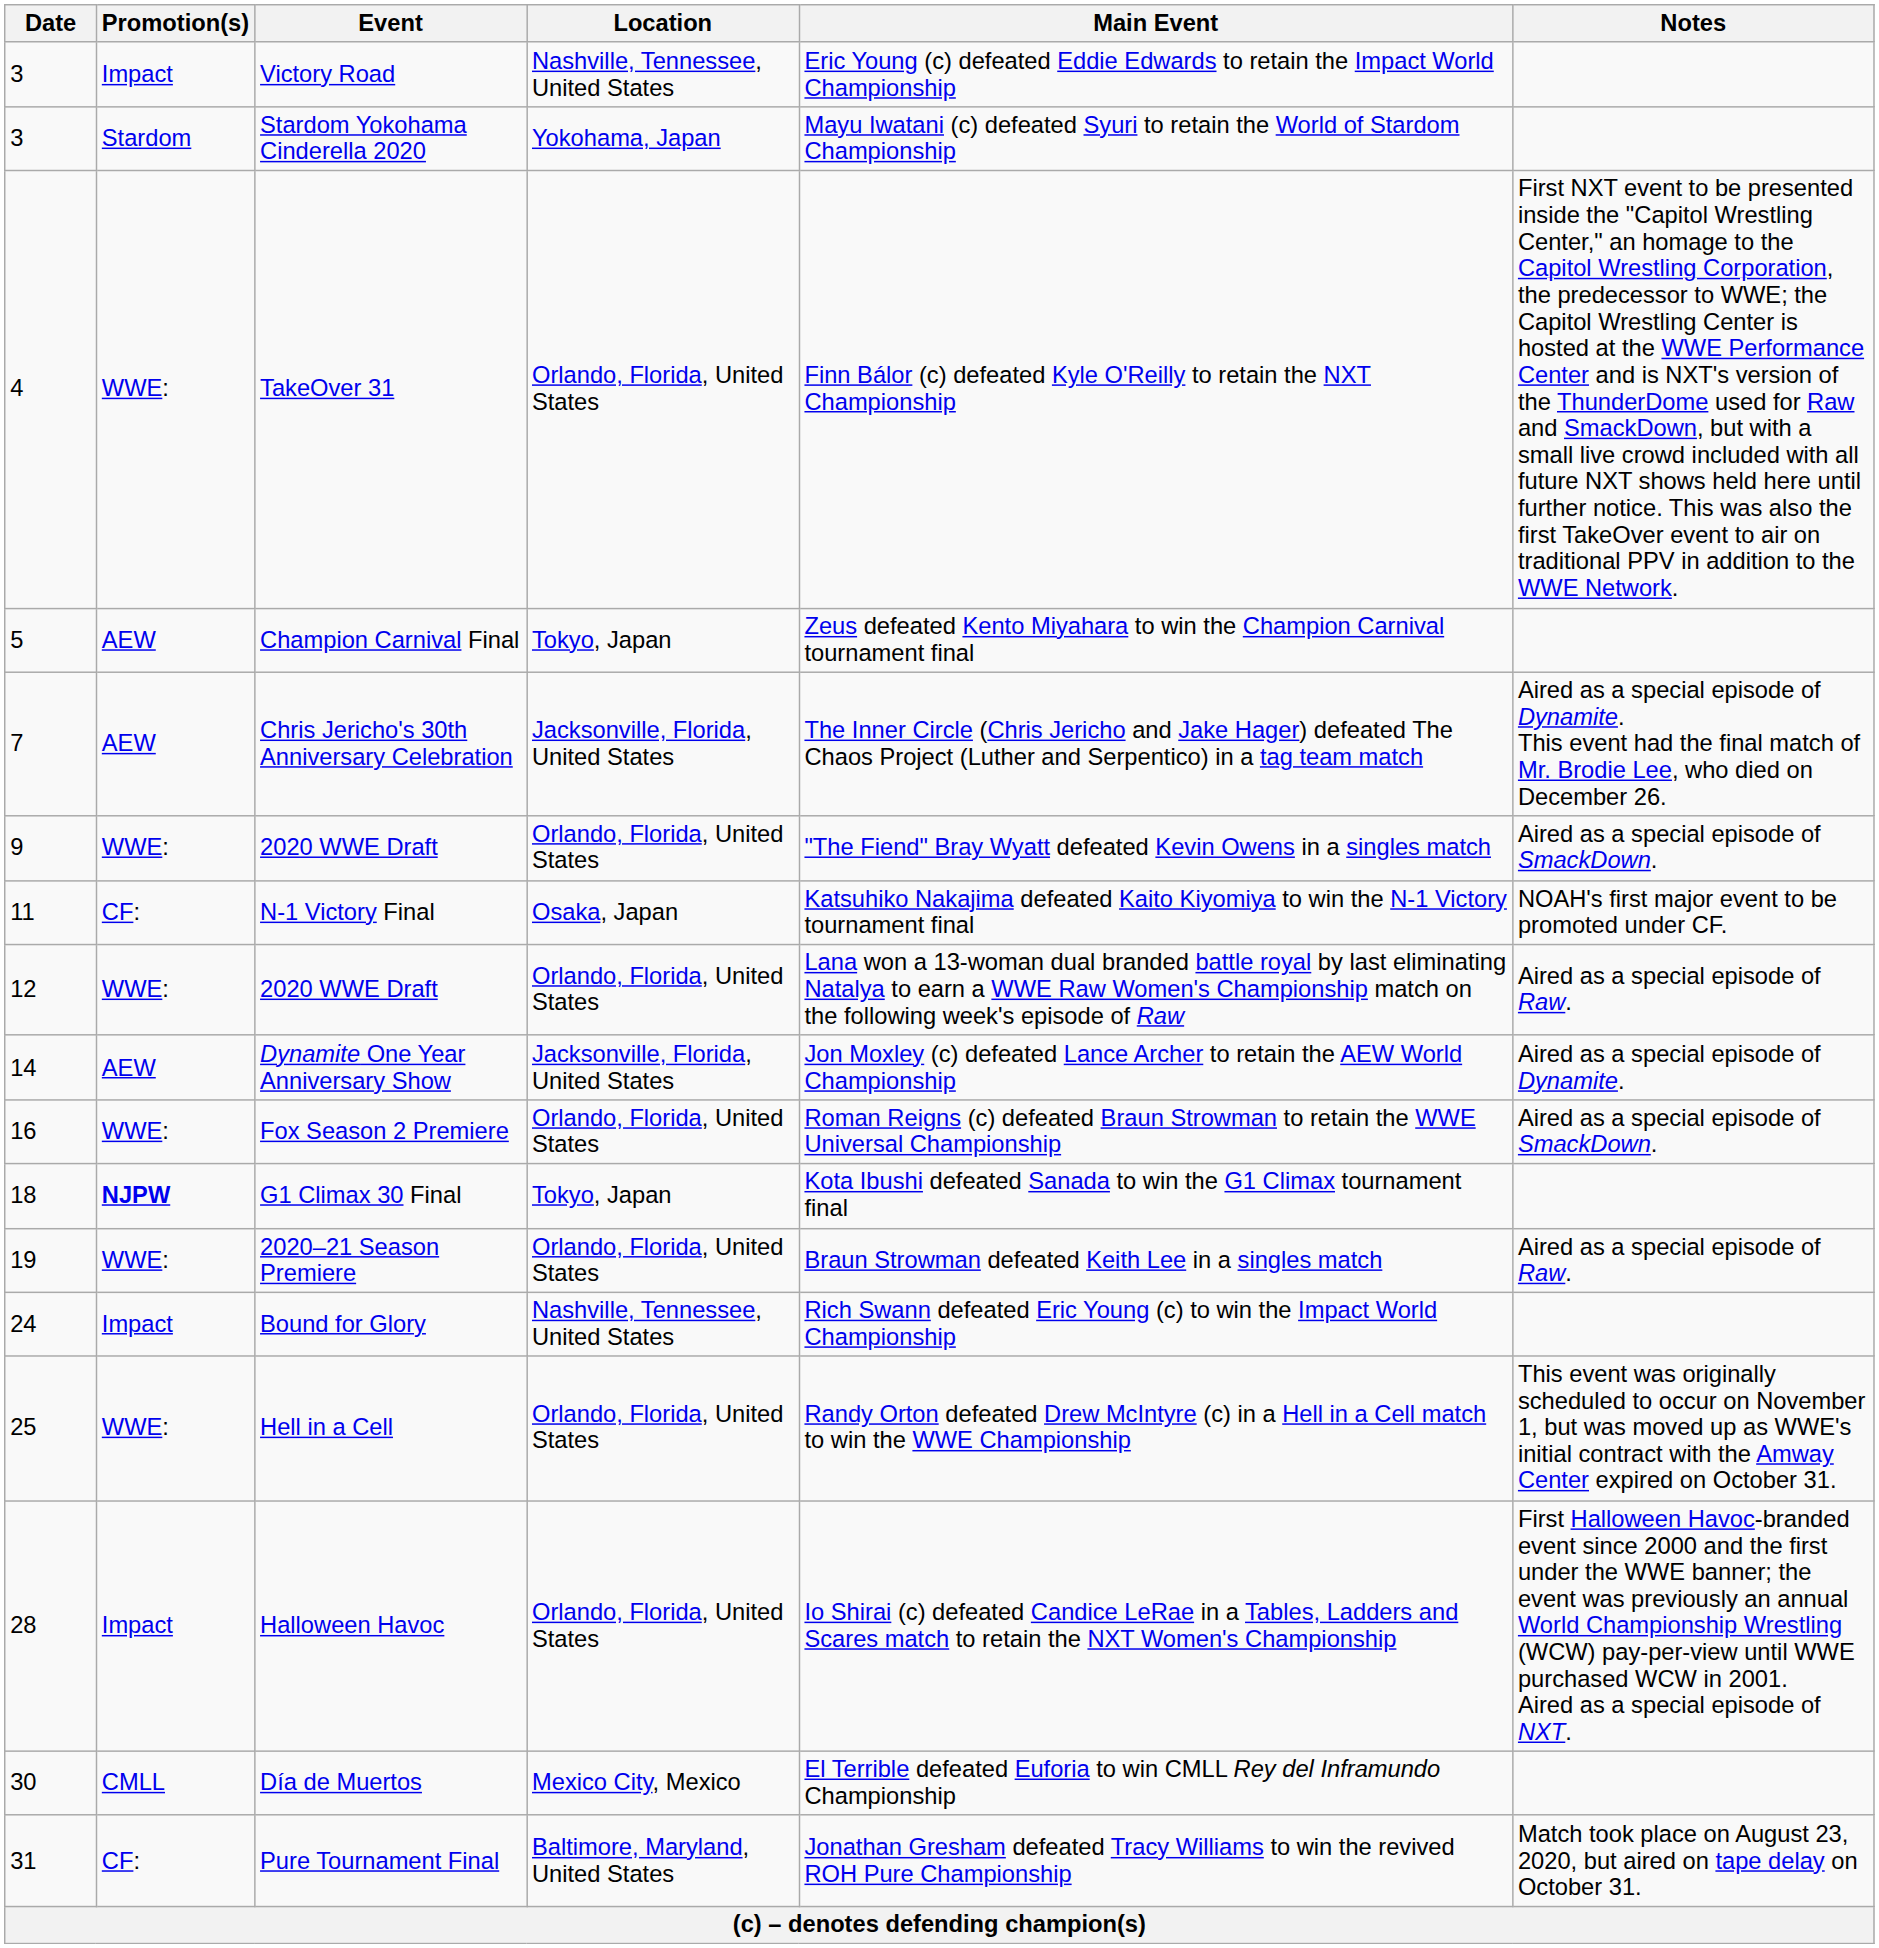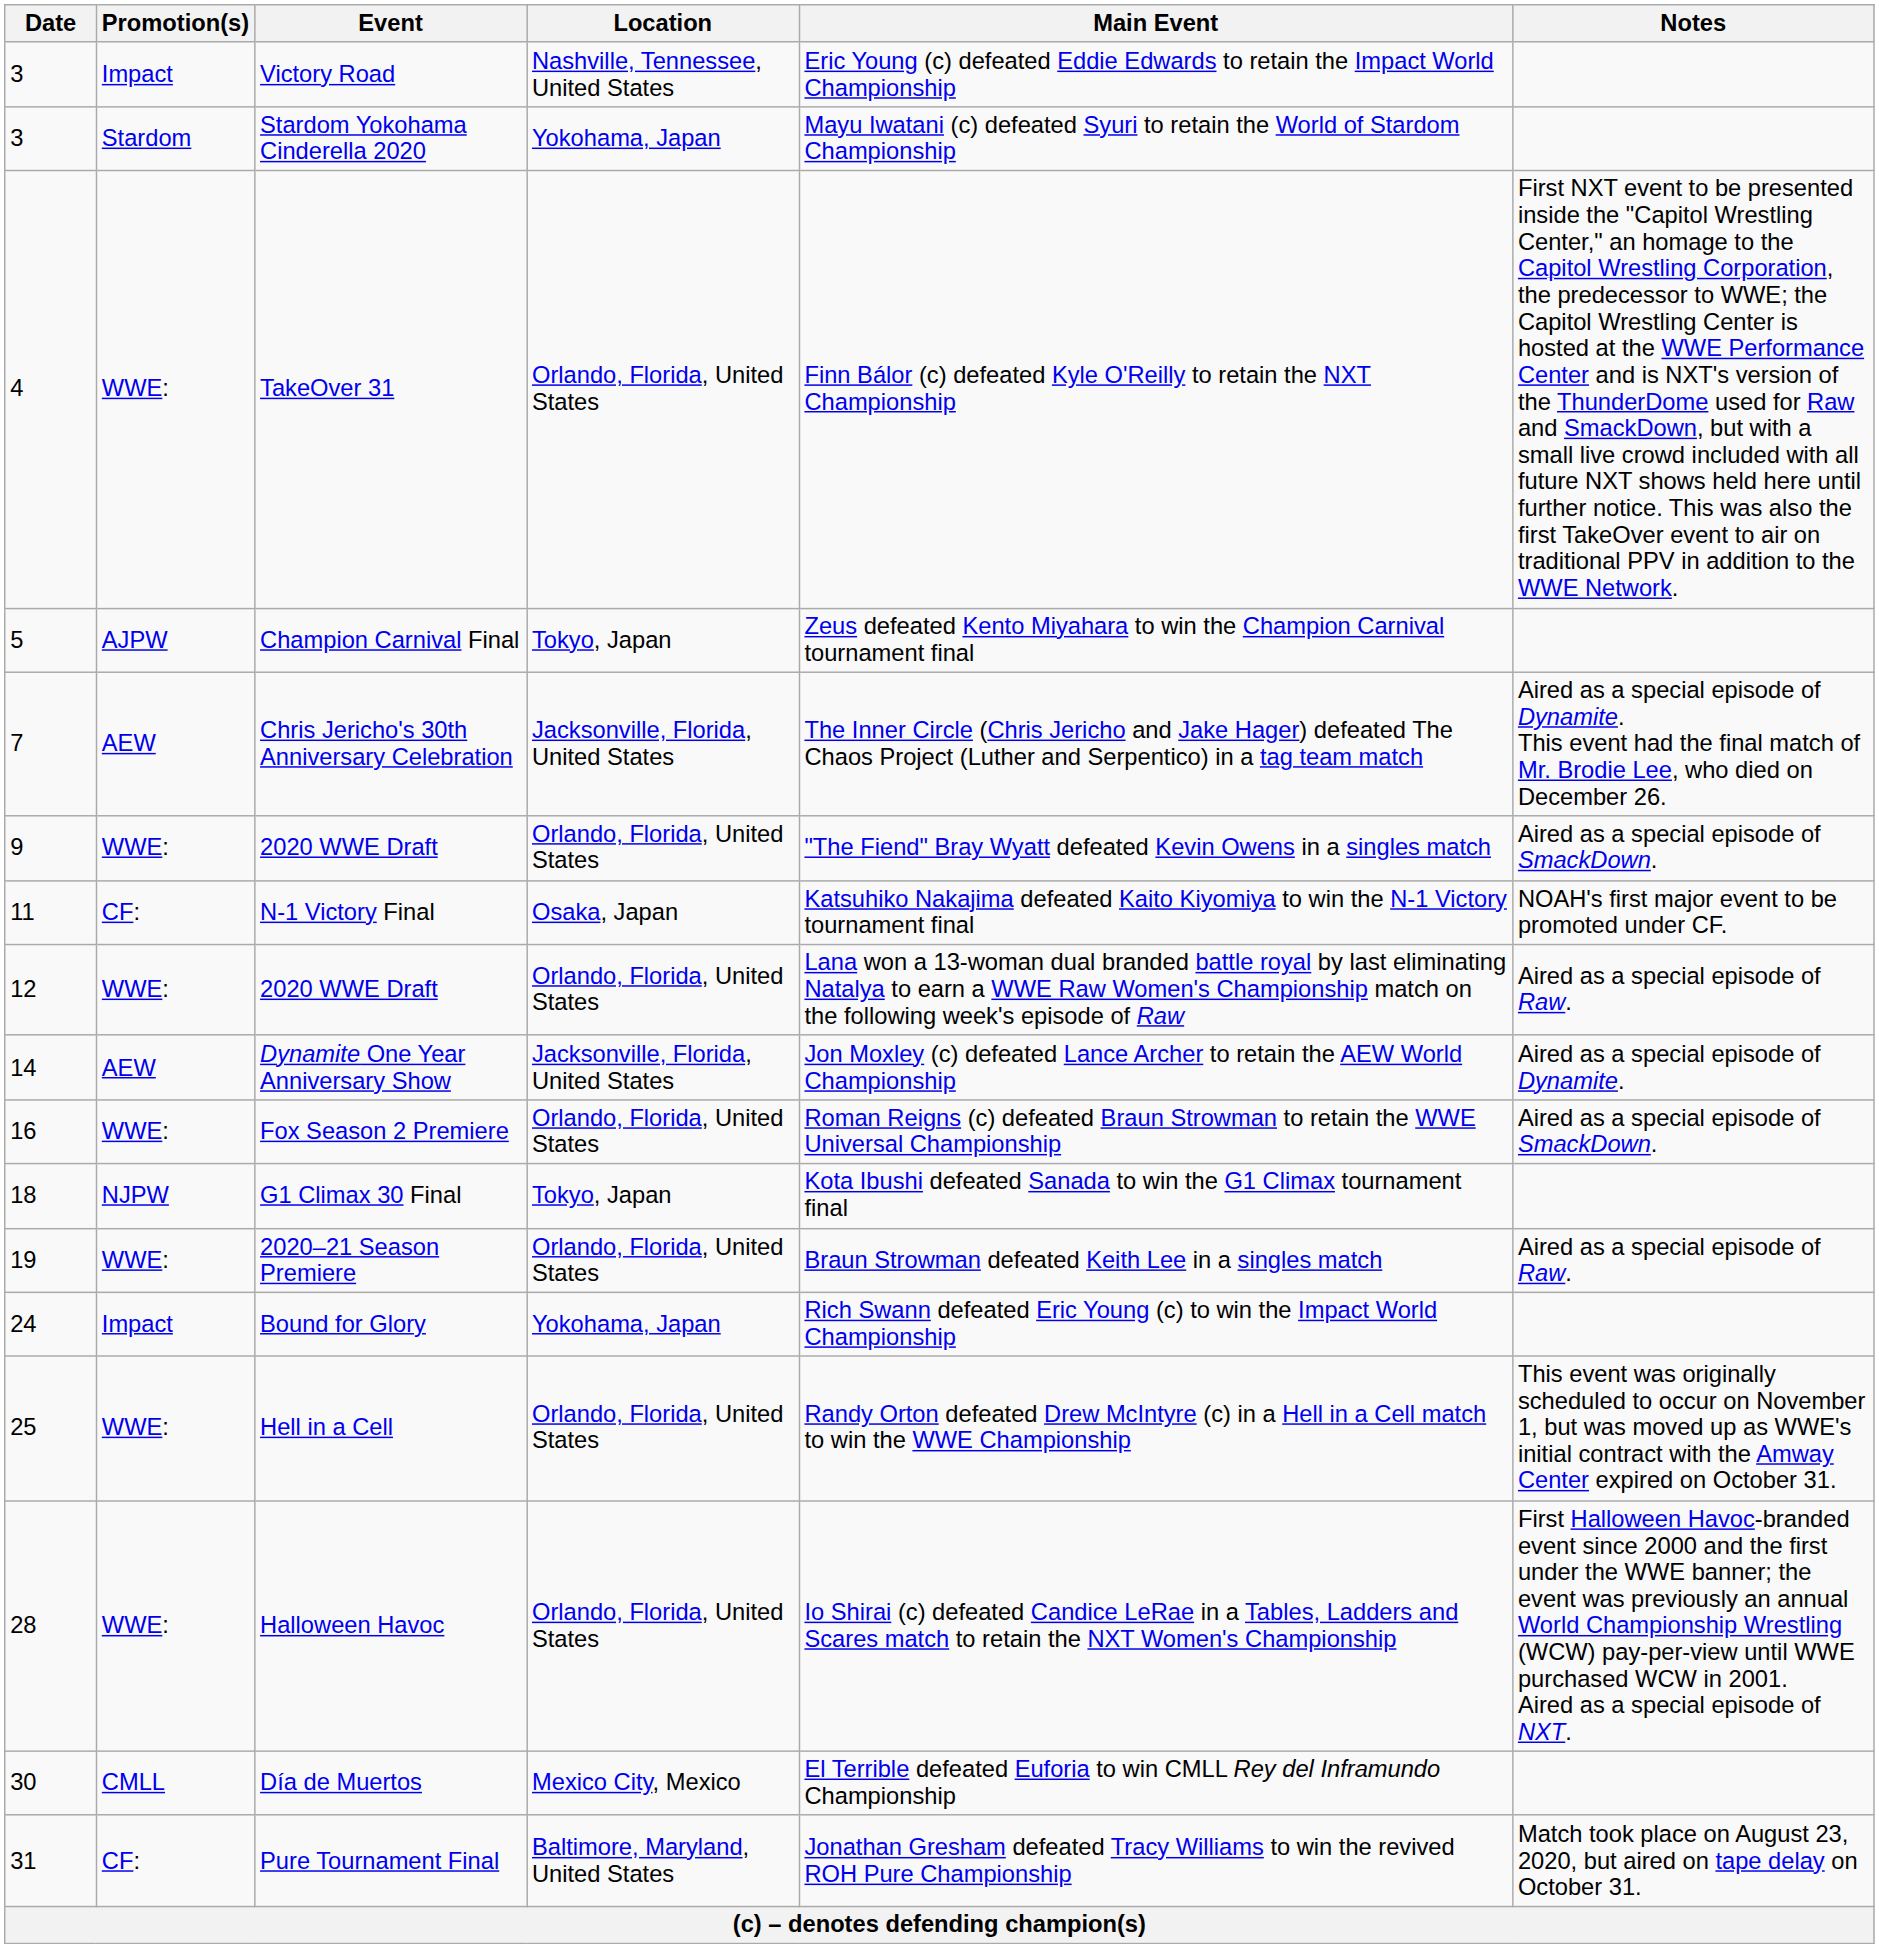(129, 639) AEW -> (135, 639) AJPW
(136, 1195) bold -> (135, 1195) normal
(647, 1324) Nashville, Tennessee, United States -> (626, 1324) Yokohama, Japan
(137, 1625) Impact -> (135, 1625) WWE:
